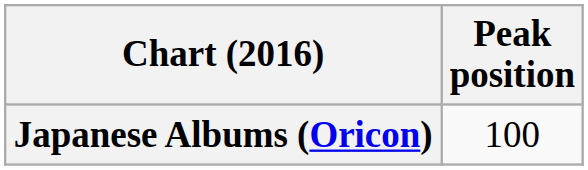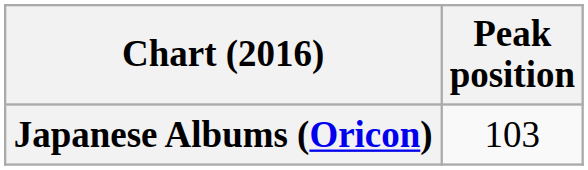(512, 134) 100 -> (512, 134) 103
